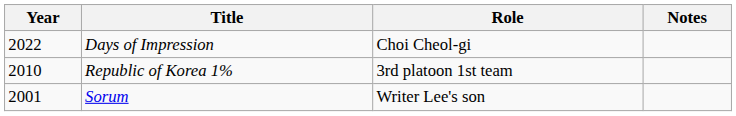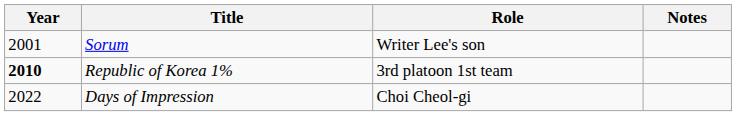rows swapped: (107, 96) <-> (150, 44)
(25, 70) normal -> (25, 70) bold
